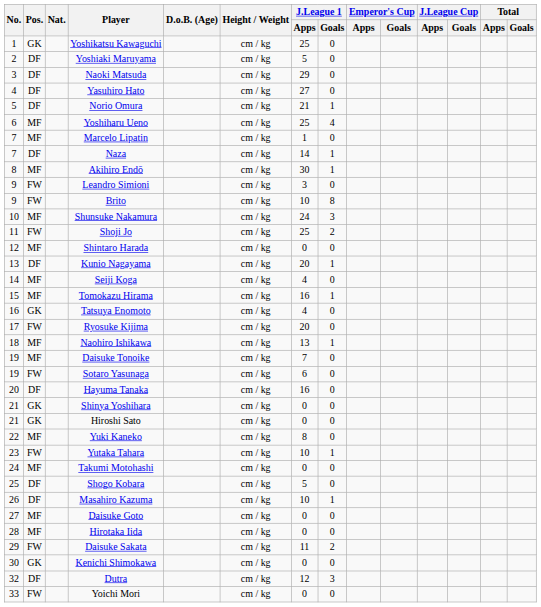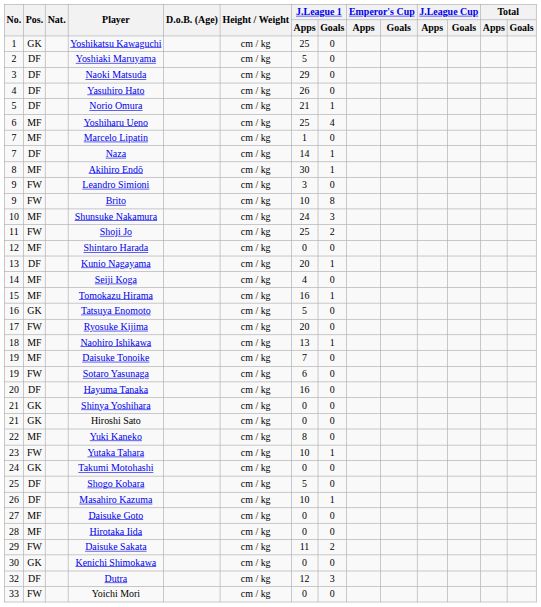(305, 91) 27 -> (305, 91) 26
(305, 311) 4 -> (305, 311) 5
(34, 468) MF -> (34, 468) GK
